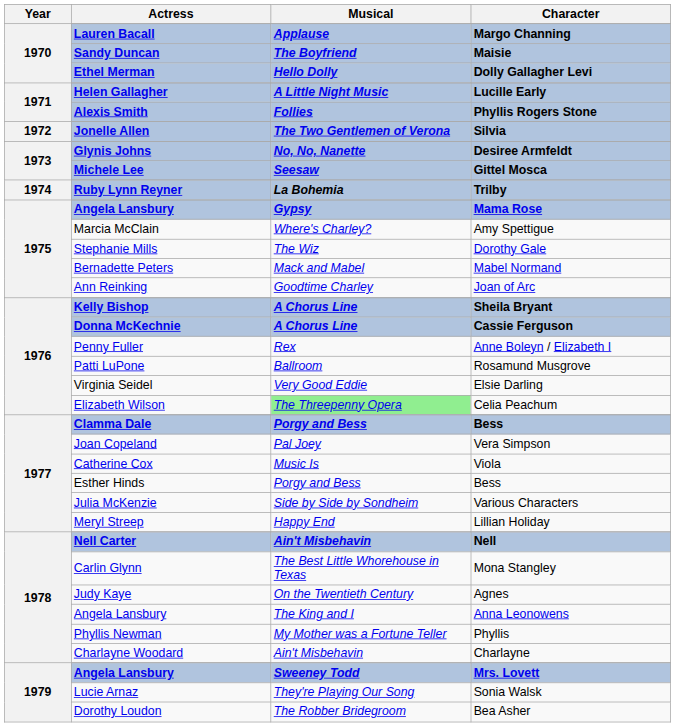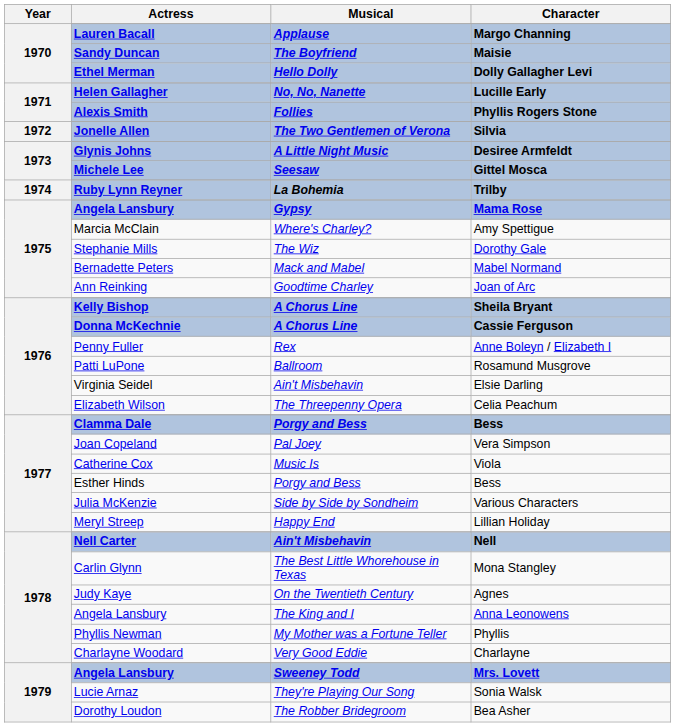(331, 92) A Little Night Music -> (320, 92) No, No, Nanette
(320, 151) No, No, Nanette -> (331, 151) A Little Night Music
(320, 385) Very Good Eddie -> (318, 385) Ain't Misbehavin
(338, 405) lightgreen background -> (338, 405) no background
(318, 653) Ain't Misbehavin -> (320, 653) Very Good Eddie
